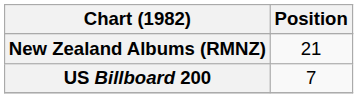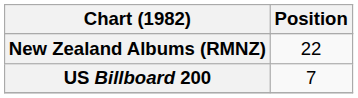(311, 48) 21 -> (311, 48) 22
